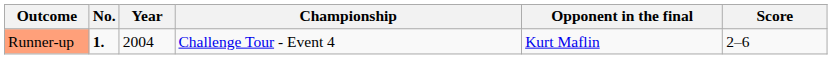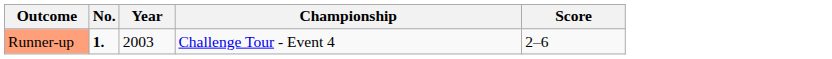- column: (622, 16)
(138, 41) 2004 -> (138, 41) 2003
